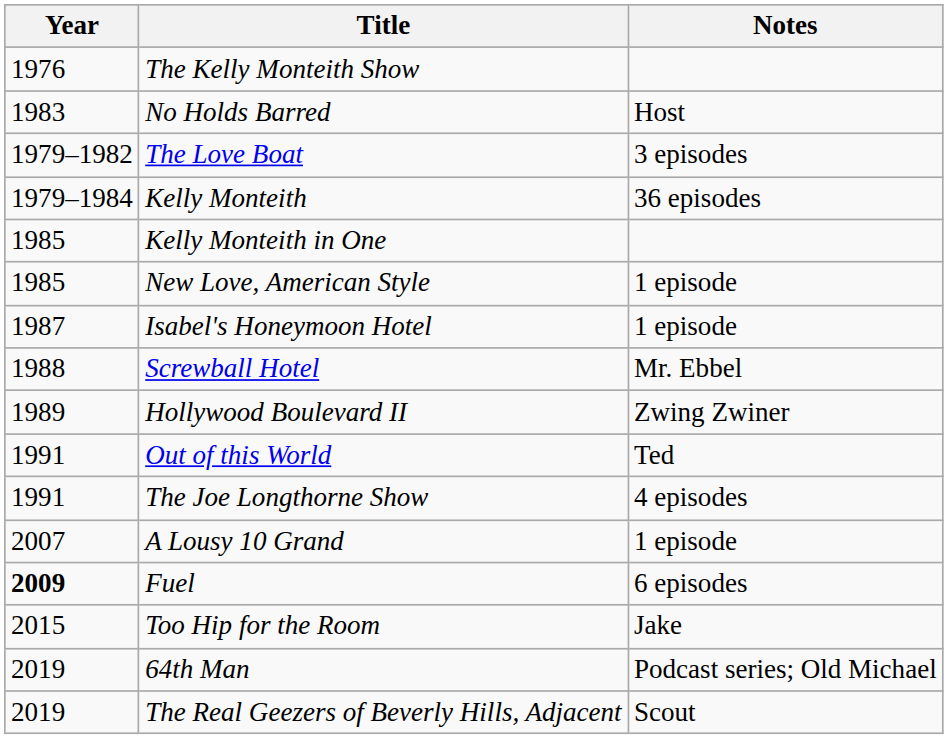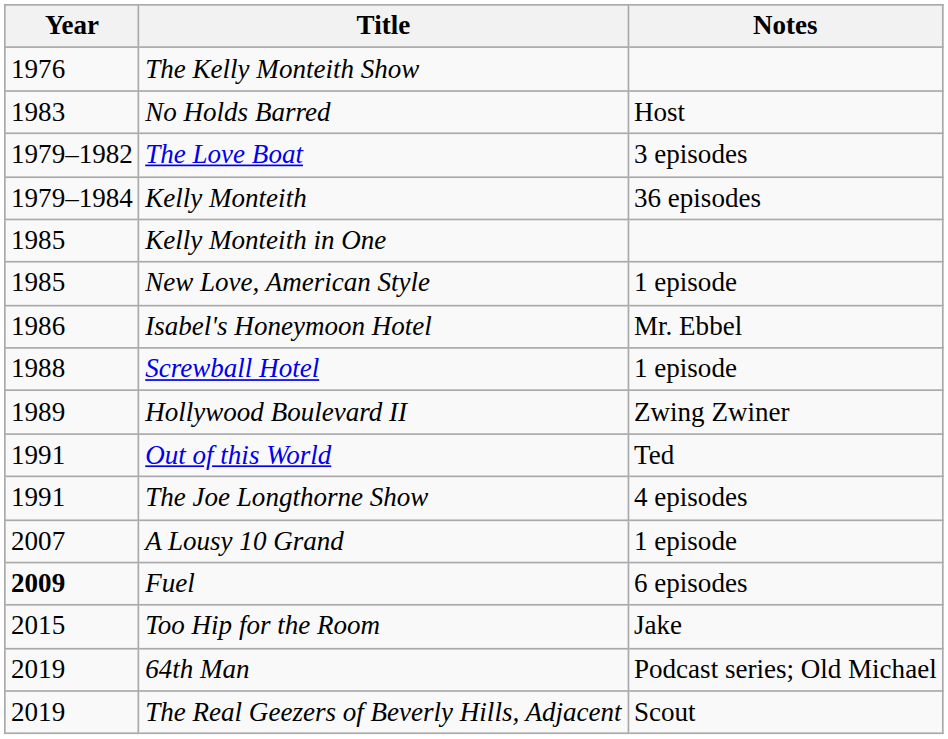(38, 326) 1987 -> (38, 326) 1986
(685, 326) 1 episode -> (688, 326) Mr. Ebbel
(688, 369) Mr. Ebbel -> (685, 369) 1 episode
